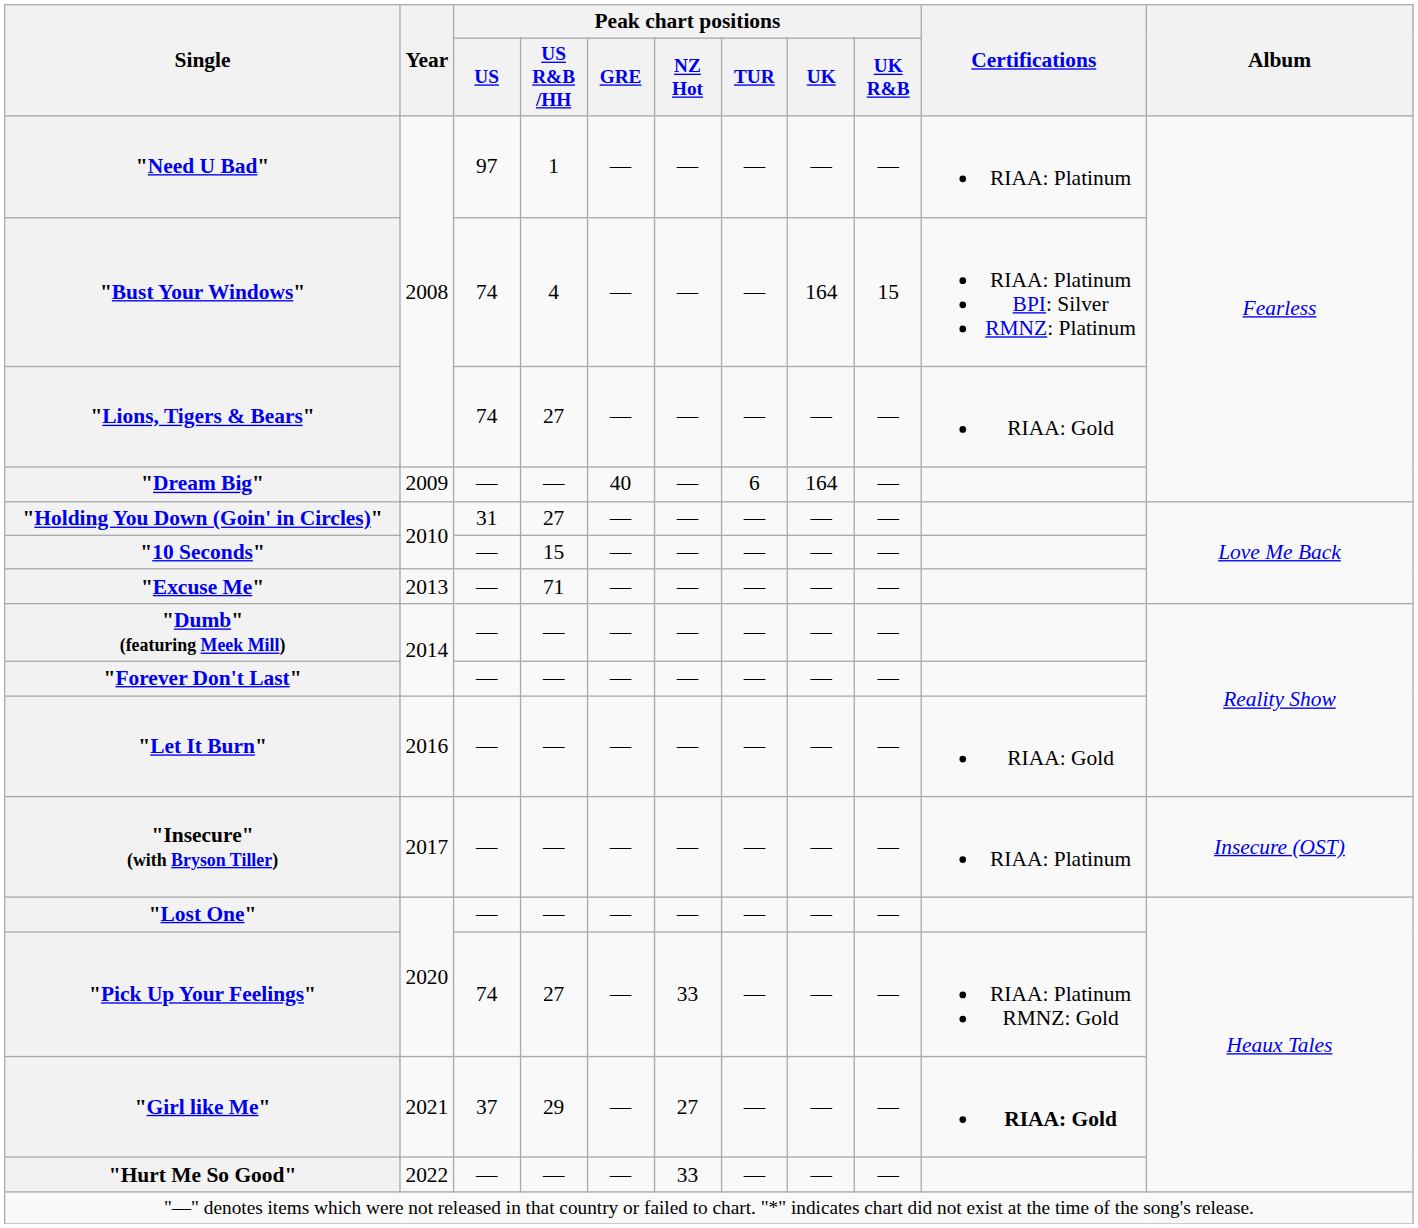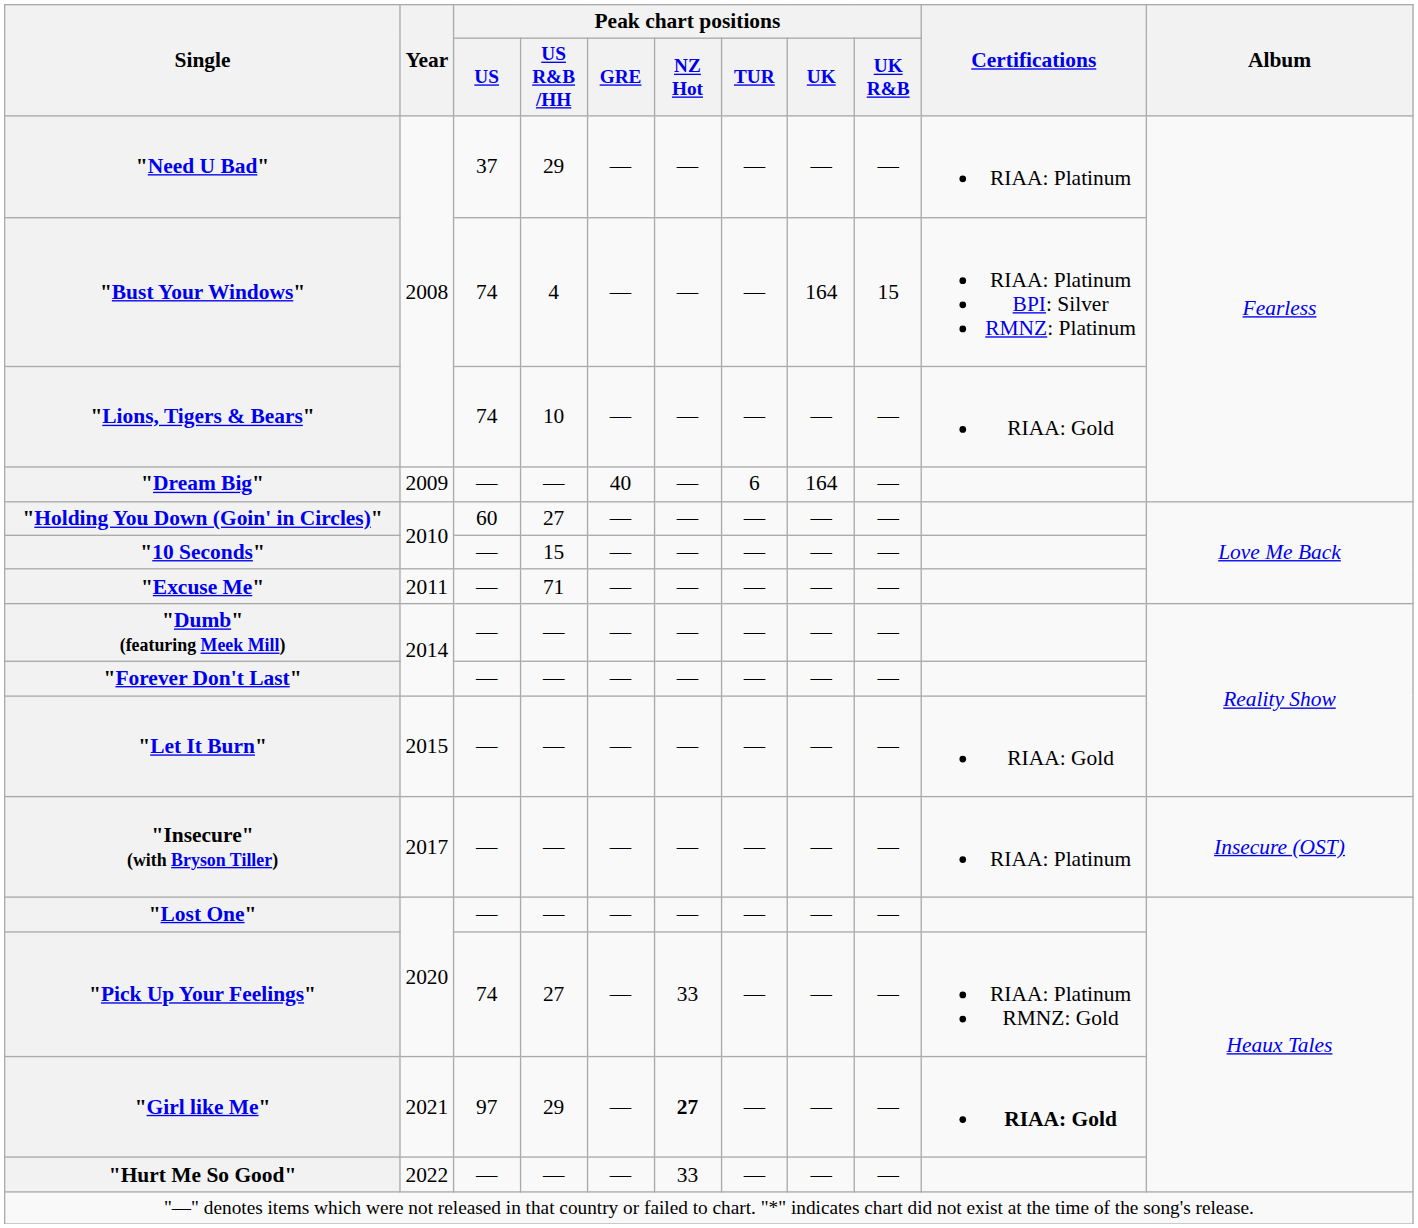(487, 166) 97 -> (487, 166) 37
(554, 166) 1 -> (554, 166) 29
(554, 416) 27 -> (554, 416) 10
(487, 518) 31 -> (487, 518) 60
(427, 586) 2013 -> (427, 586) 2011
(427, 745) 2016 -> (427, 745) 2015
(487, 1106) 37 -> (487, 1106) 97
(687, 1106) normal -> (687, 1106) bold
